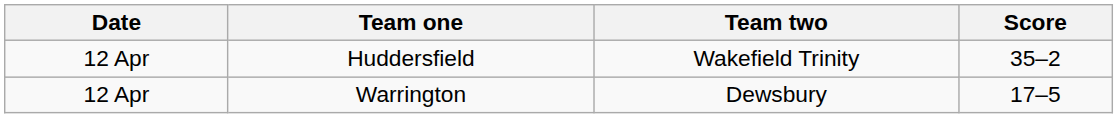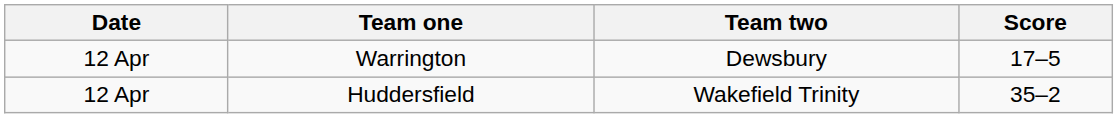rows swapped: (411, 58) <-> (411, 94)
